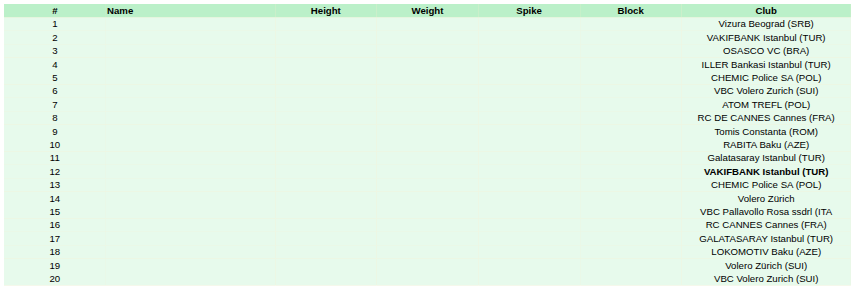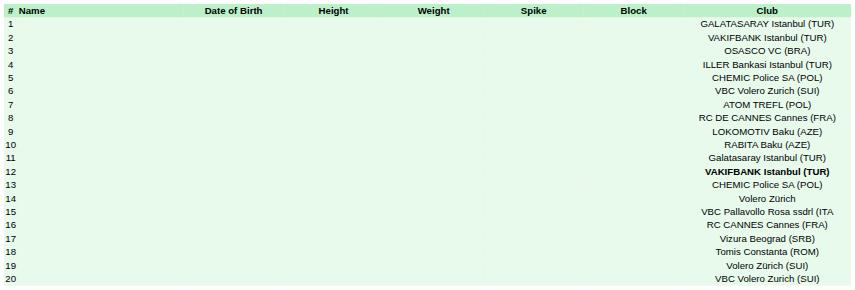+ column: (234, 11)
(766, 24) Vizura Beograd (SRB) -> (767, 24) GALATASARAY Istanbul (TUR)
(766, 131) Tomis Constanta (ROM) -> (767, 131) LOKOMOTIV Baku (AZE)
(766, 238) GALATASARAY Istanbul (TUR) -> (767, 238) Vizura Beograd (SRB)
(766, 252) LOKOMOTIV Baku (AZE) -> (767, 252) Tomis Constanta (ROM)
